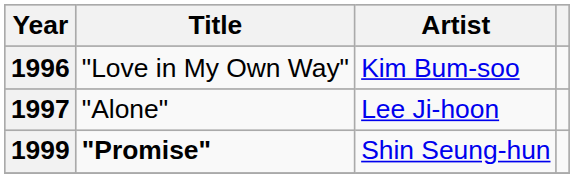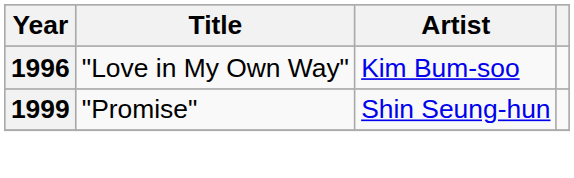- row: (40, 109)
(146, 151) bold -> (140, 109) normal
